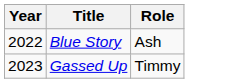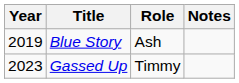+ column: (209, 16)
(25, 41) 2022 -> (25, 41) 2019
